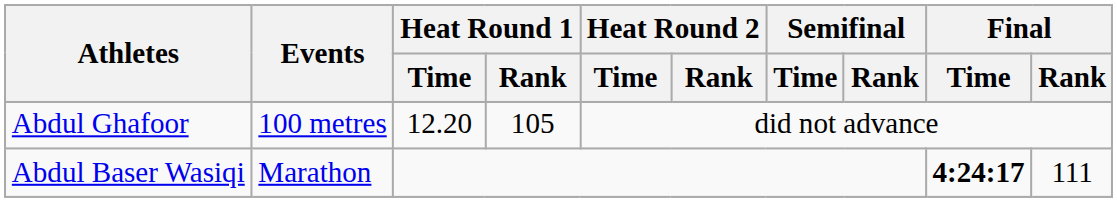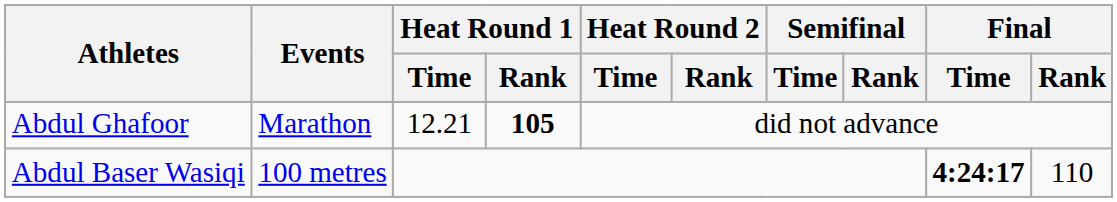(323, 124) 100 metres -> (315, 124) Marathon
(439, 124) 12.20 -> (439, 124) 12.21
(533, 124) normal -> (533, 124) bold
(315, 172) Marathon -> (323, 172) 100 metres
(1072, 172) 111 -> (1072, 172) 110
